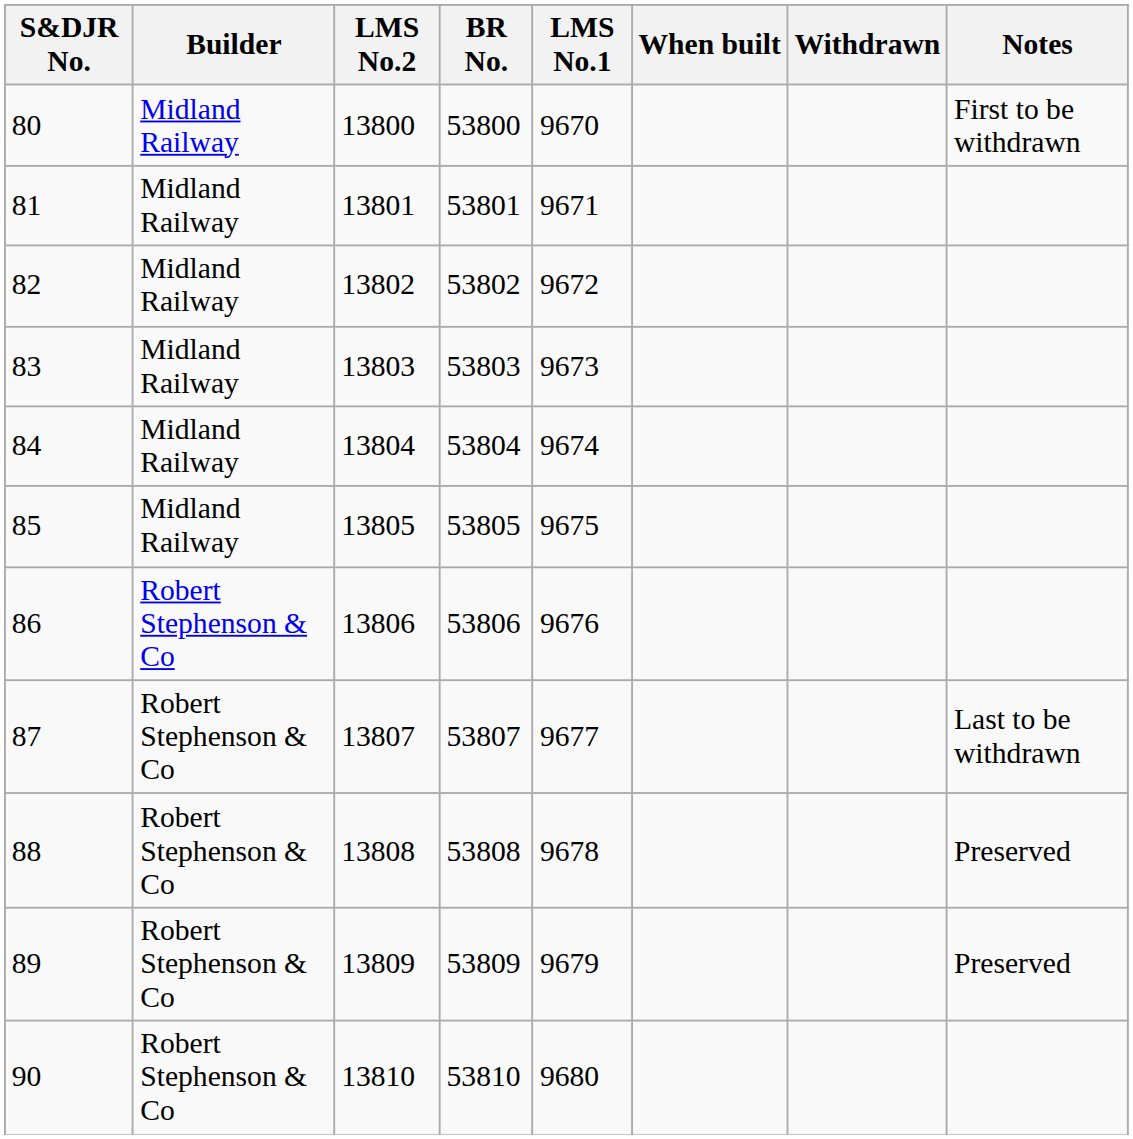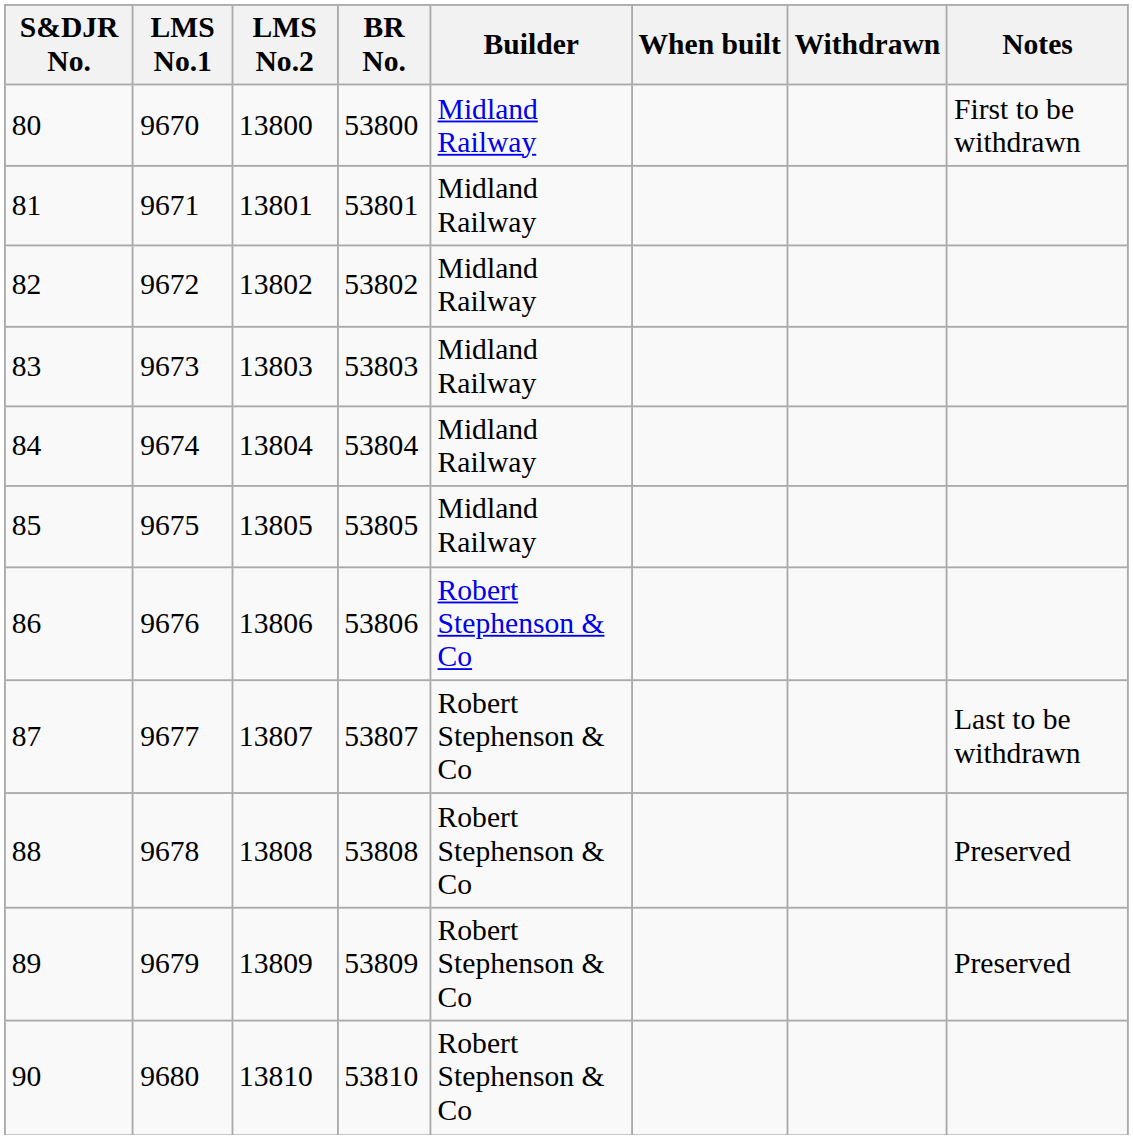columns swapped: (582, 44) <-> (234, 44)
